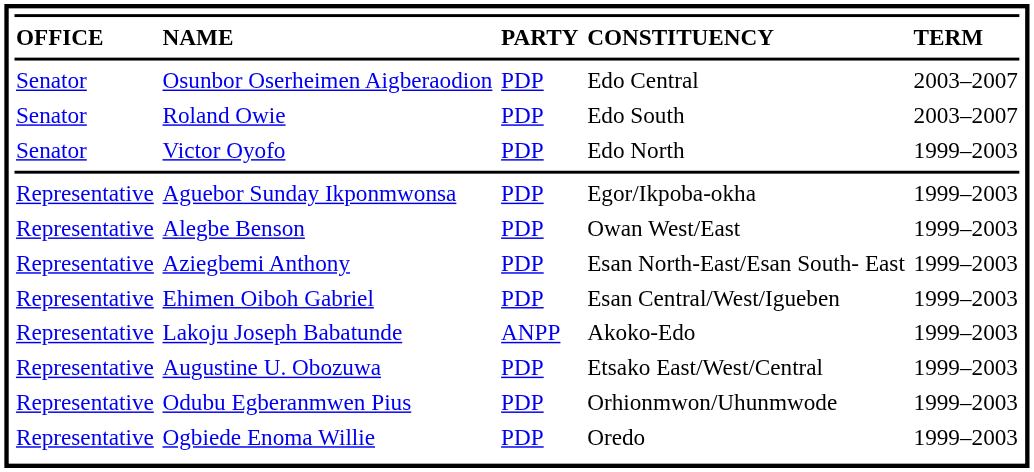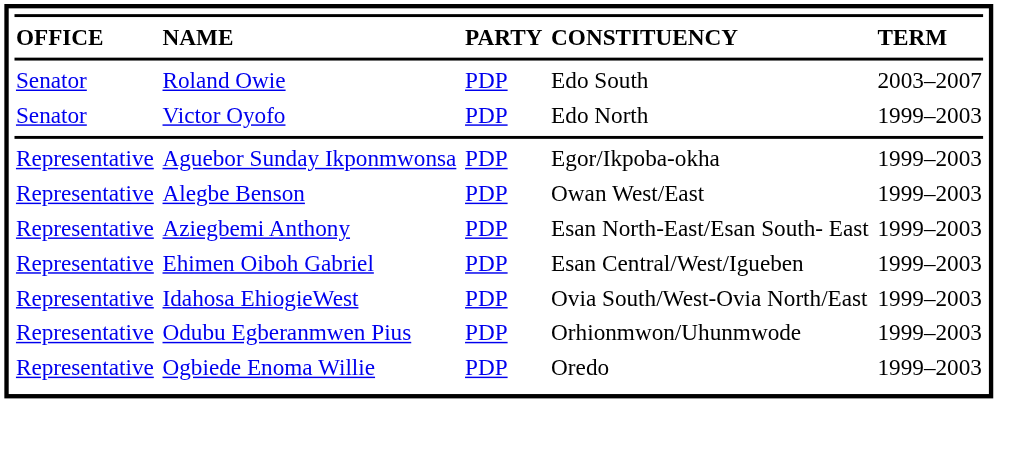- row: (327, 80)
+ row: (260, 298)
- row: (282, 332)
- row: (272, 367)
